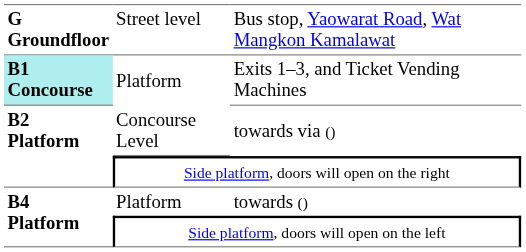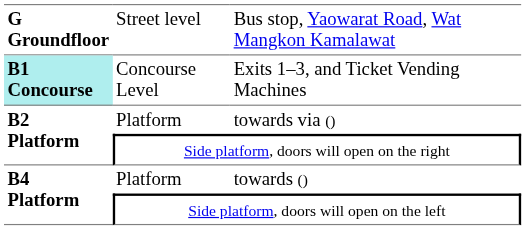(149, 80) Platform -> (156, 79) Concourse Level
(156, 130) Concourse Level -> (149, 119) Platform
